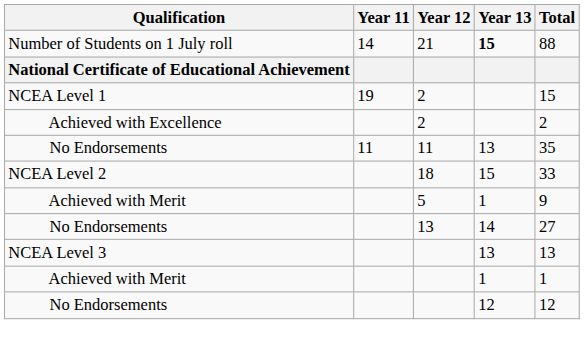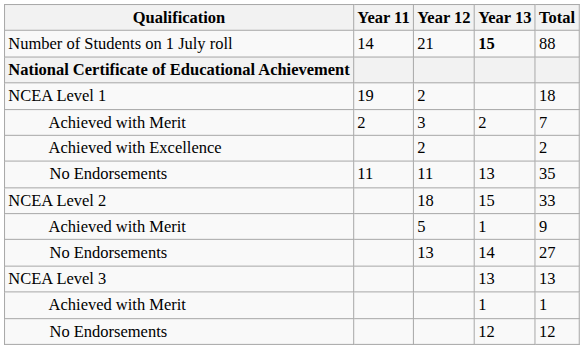(547, 95) 15 -> (547, 95) 18
+ row: (97, 122)
